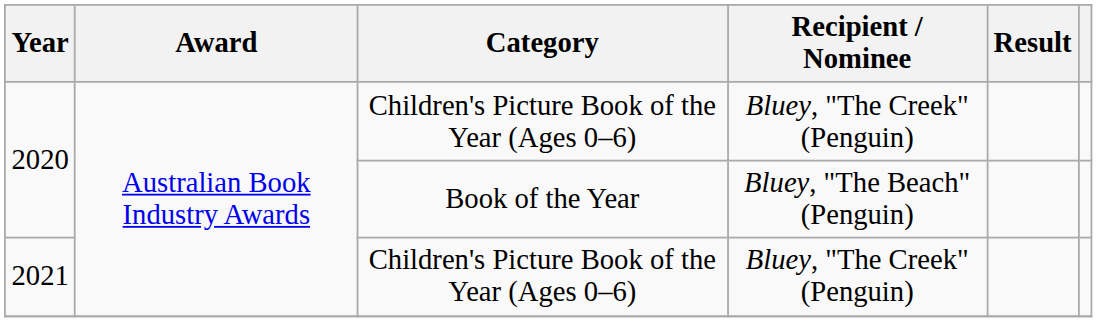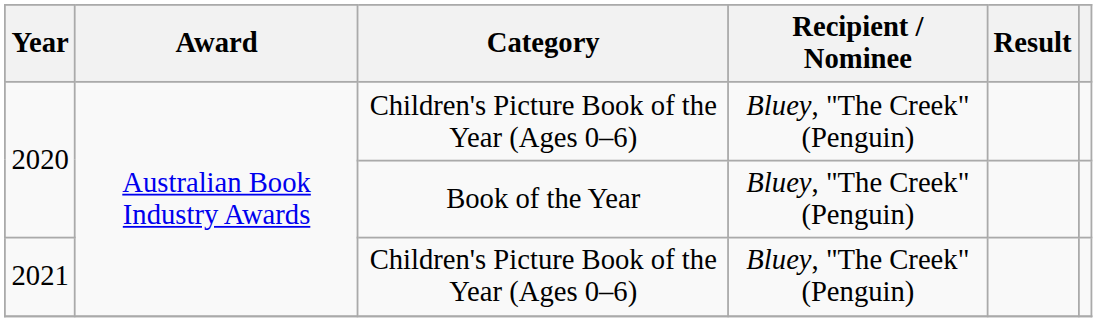(857, 198) Bluey, "The Beach" (Penguin) -> (858, 198) Bluey, "The Creek" (Penguin)
